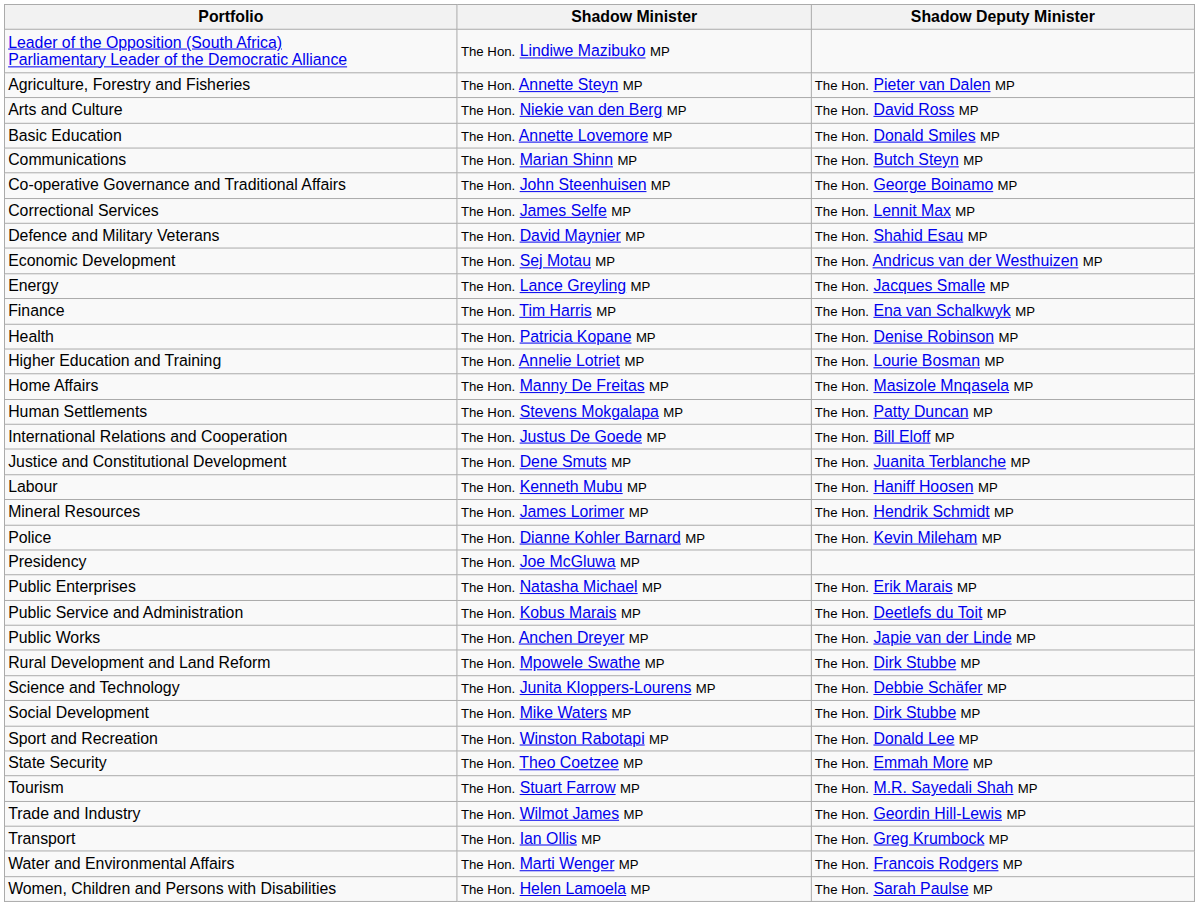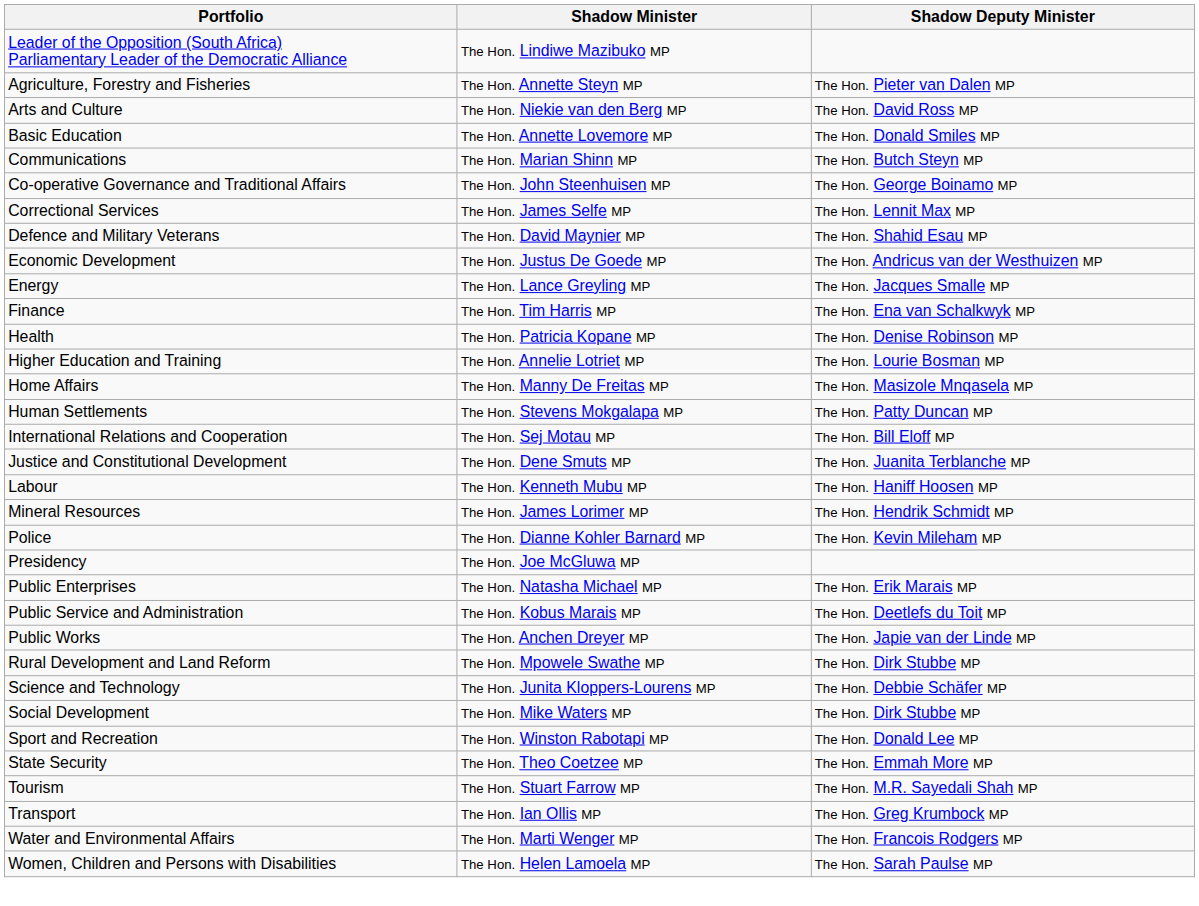(538, 260) The Hon. Sej Motau MP -> (564, 260) The Hon. Justus De Goede MP
(564, 436) The Hon. Justus De Goede MP -> (538, 436) The Hon. Sej Motau MP
- row: (74, 813)
